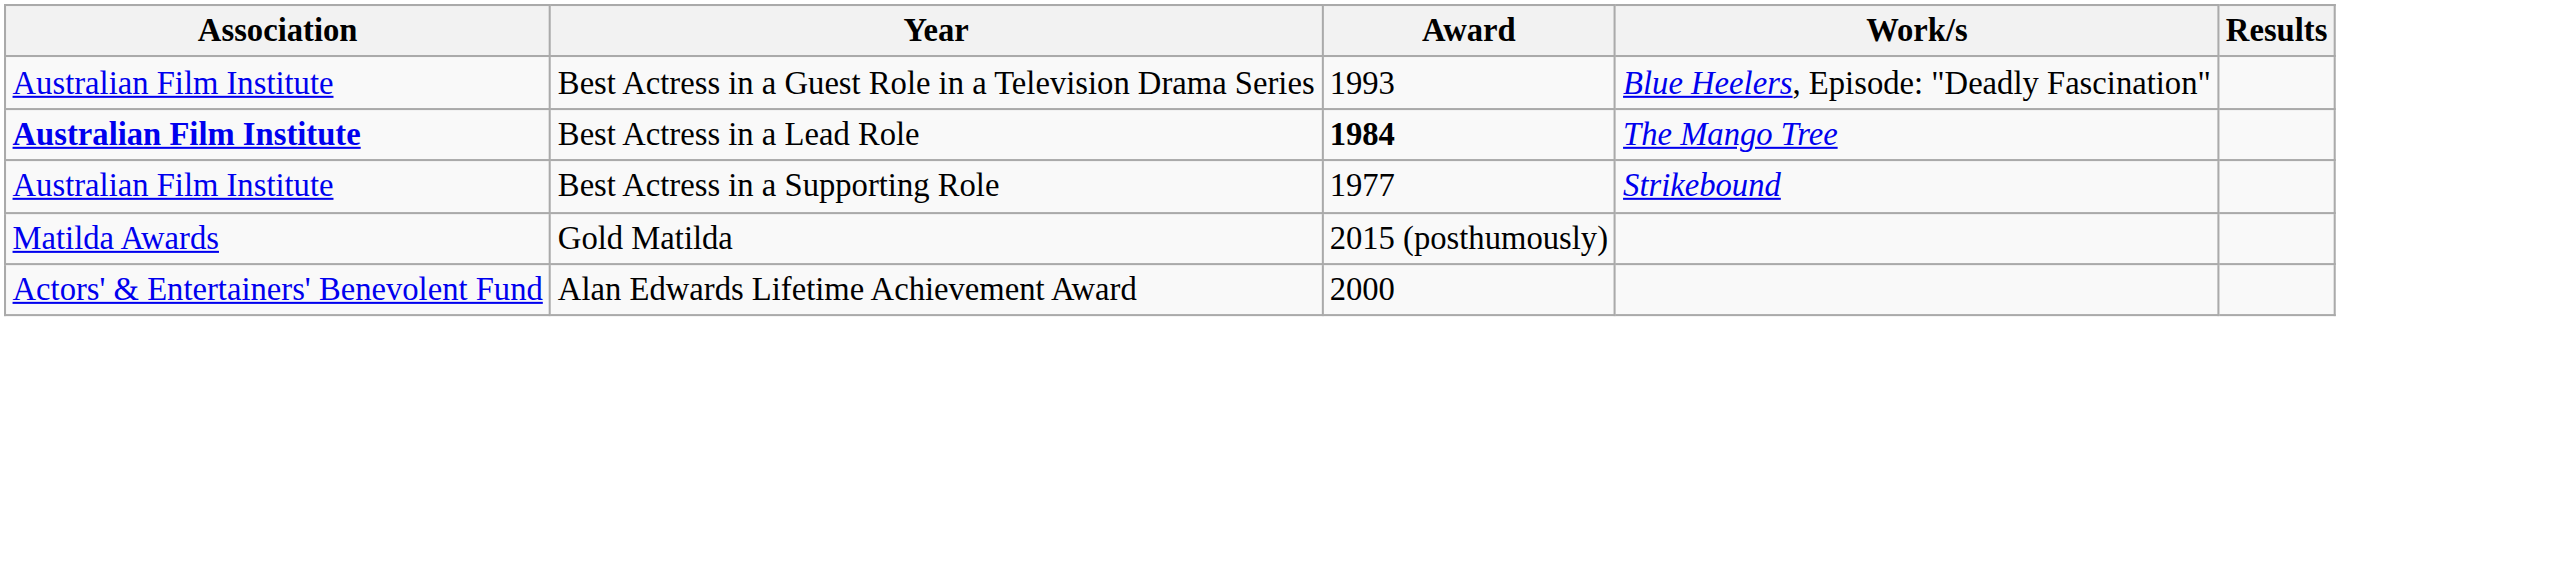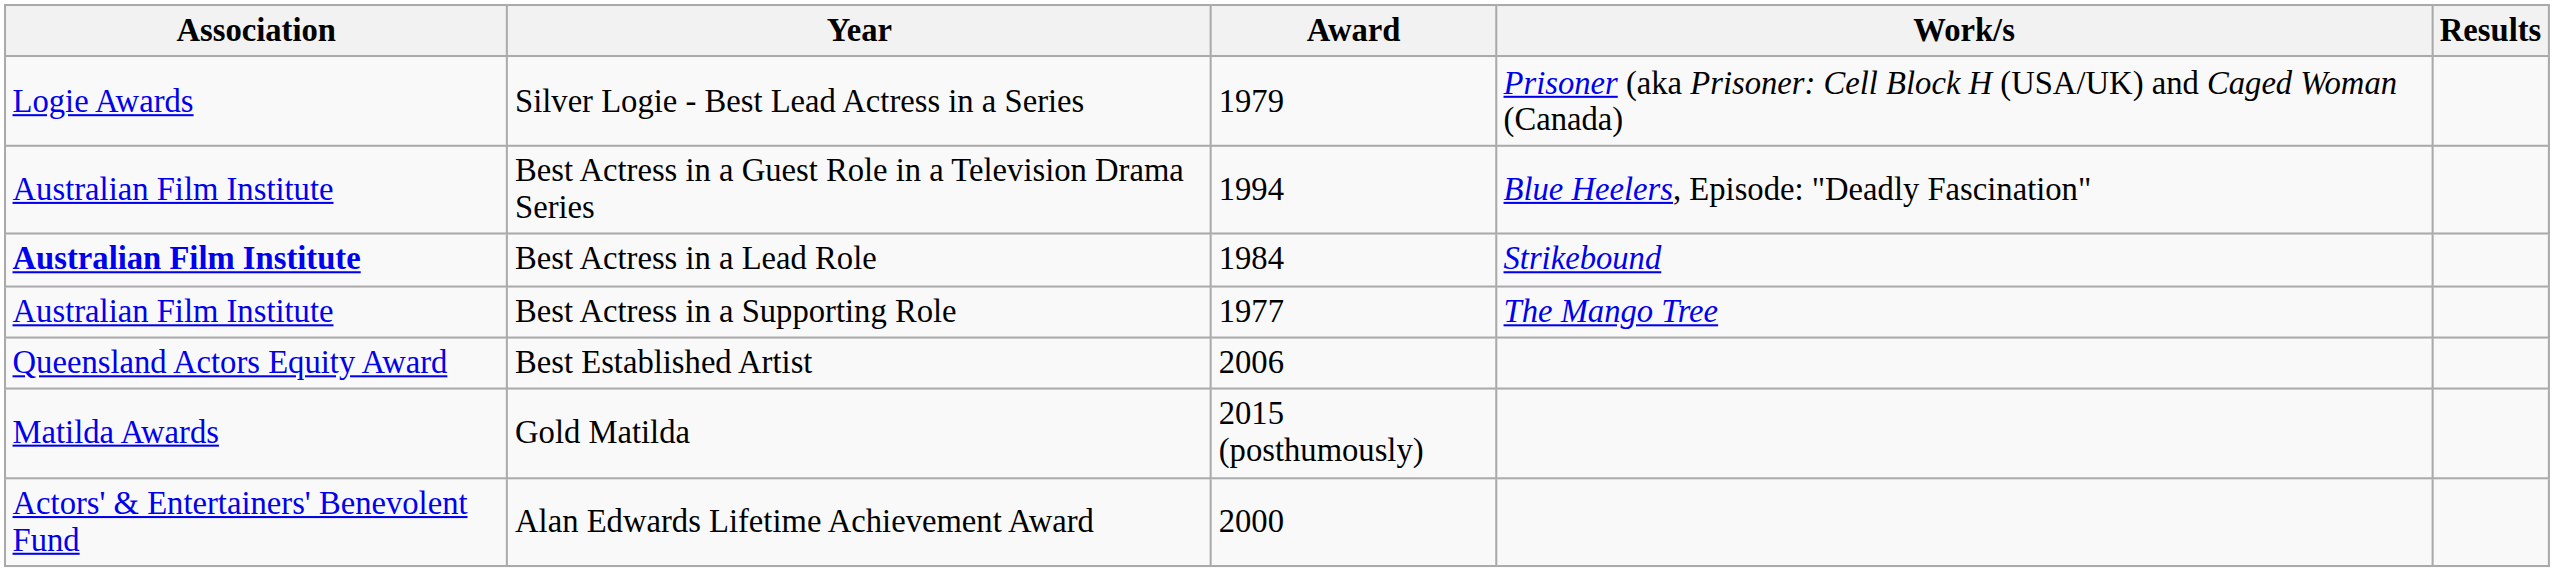+ row: (800, 100)
(1362, 82) 1993 -> (1251, 188) 1994
(1362, 133) bold -> (1251, 259) normal
(1730, 133) The Mango Tree -> (1582, 259) Strikebound
(1702, 185) Strikebound -> (1611, 310) The Mango Tree
+ row: (664, 362)
